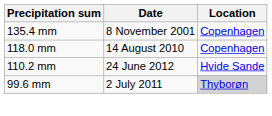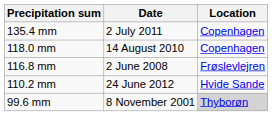(151, 31) 8 November 2001 -> (134, 31) 2 July 2011
+ row: (31, 66)
(134, 84) 2 July 2011 -> (151, 102) 8 November 2001
